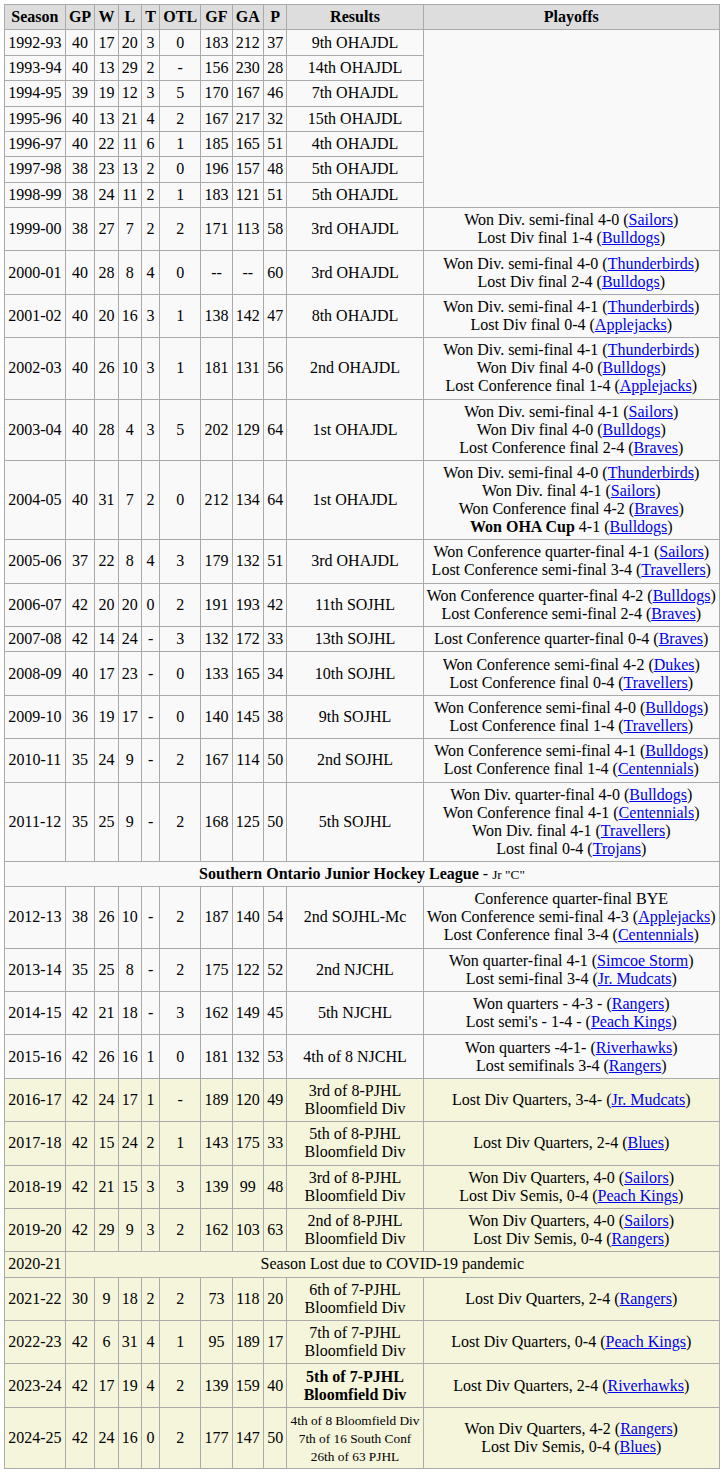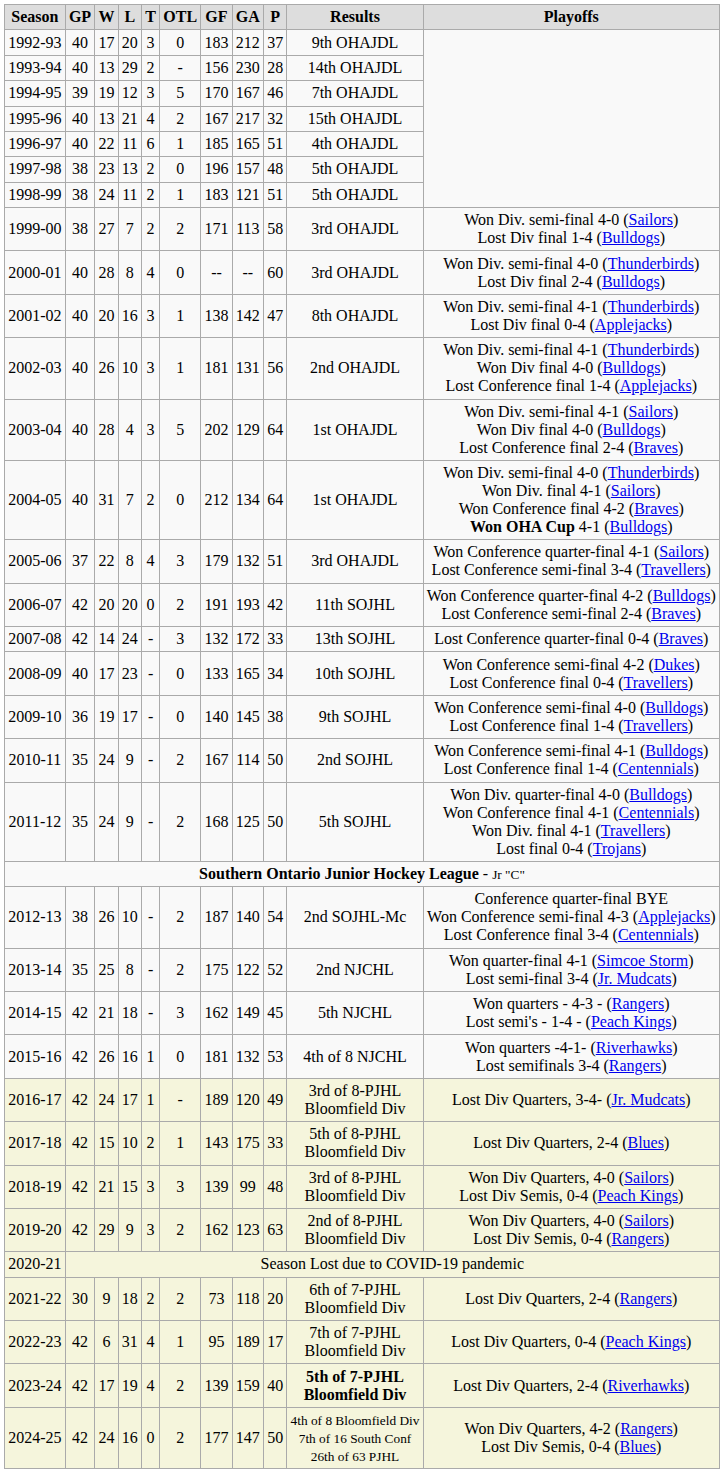(106, 821) 25 -> (106, 821) 24
(130, 1143) 24 -> (130, 1143) 10
(248, 1230) 103 -> (248, 1230) 123
